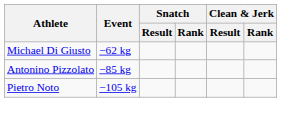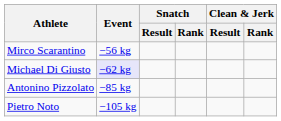+ row: (46, 51)
(115, 51) no background -> (115, 69) lavender background
